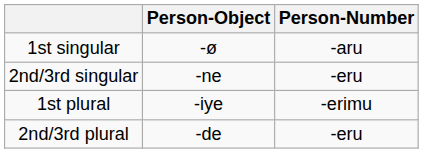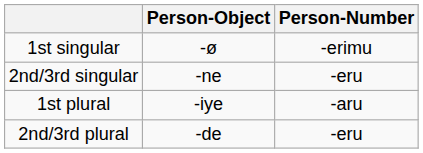(346, 47) -aru -> (346, 47) -erimu
(346, 104) -erimu -> (346, 104) -aru
